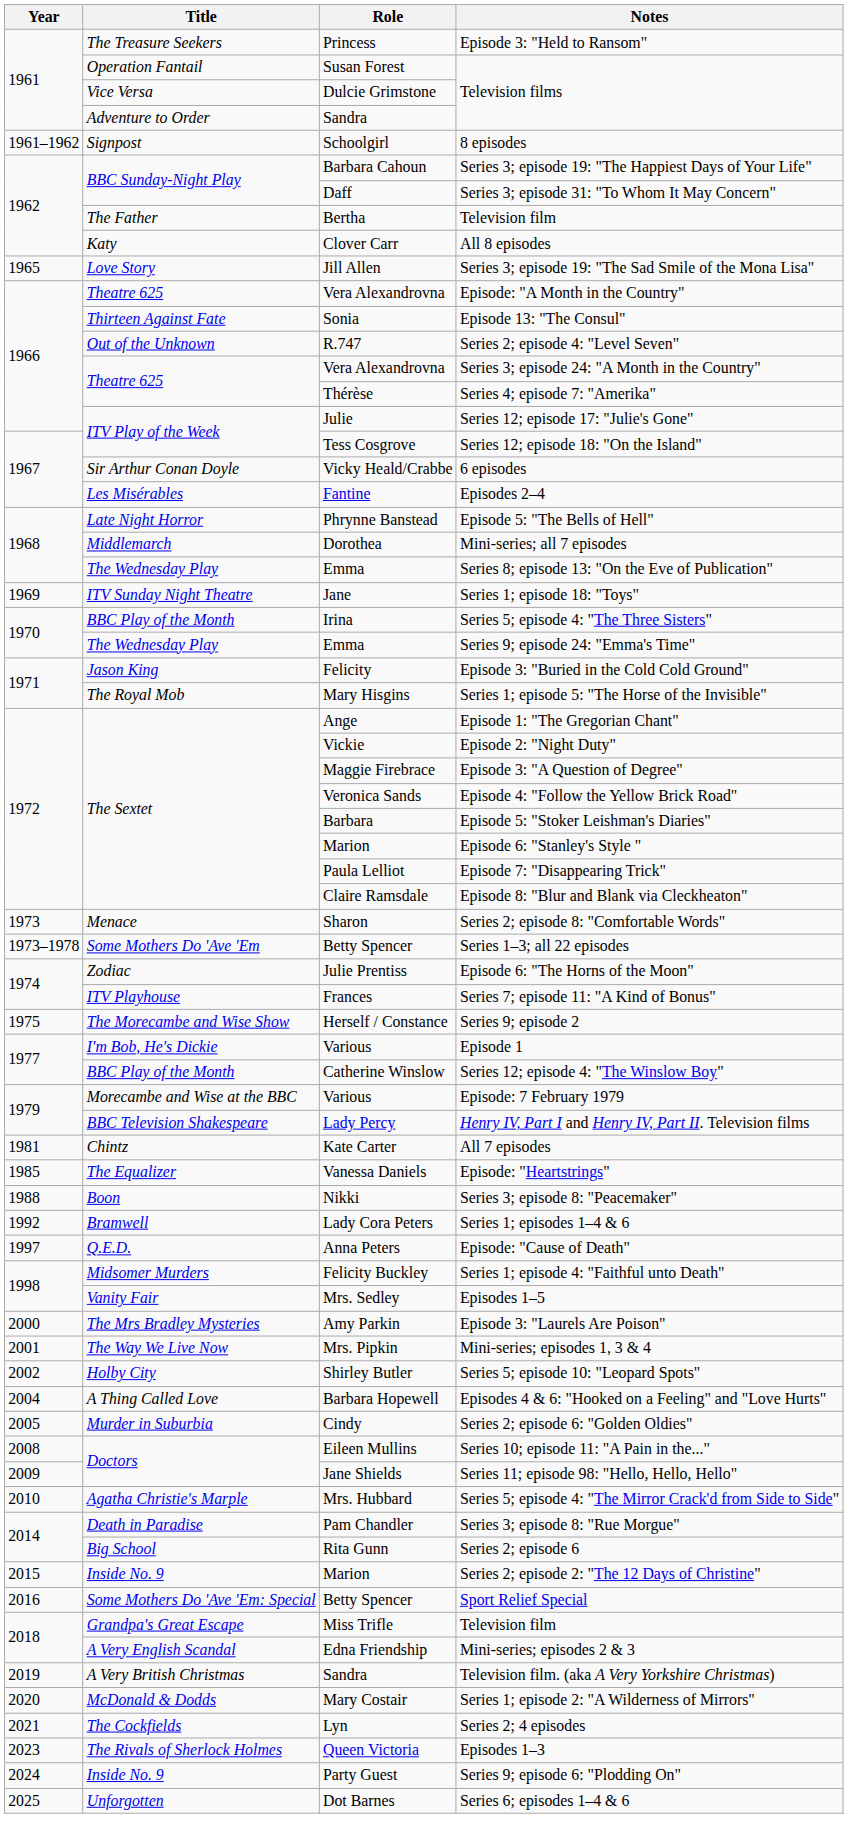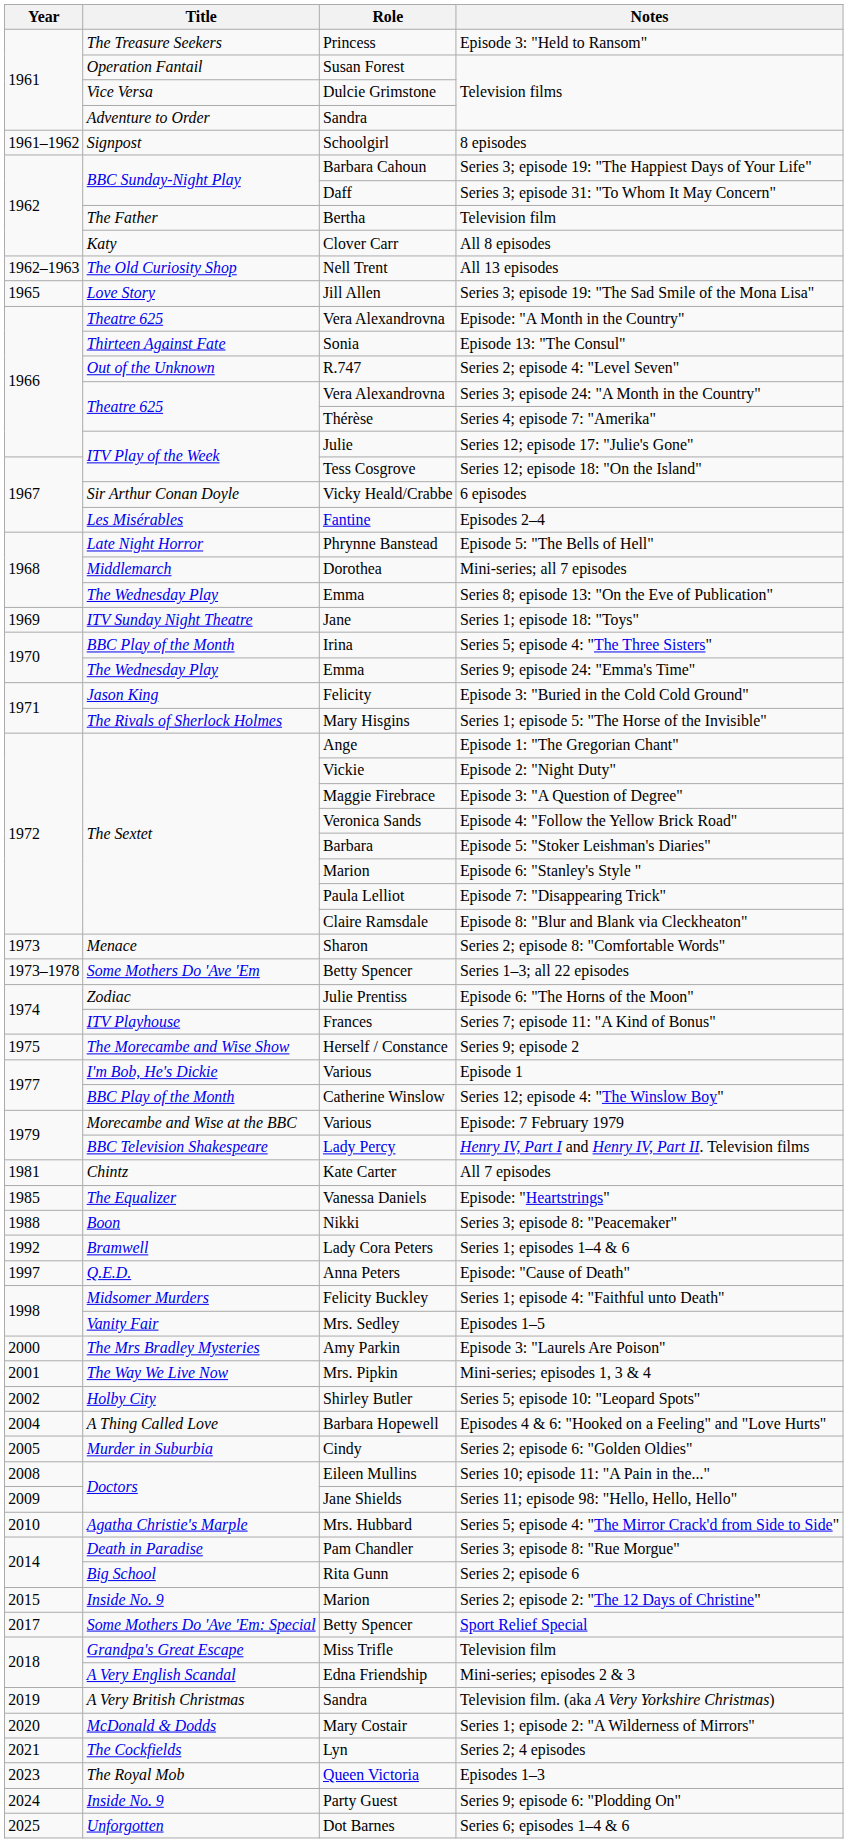+ row: (355, 268)
(136, 695) The Royal Mob -> (184, 720) The Rivals of Sherlock Holmes
(24, 1599) 2016 -> (24, 1624) 2017
(184, 1750) The Rivals of Sherlock Holmes -> (136, 1775) The Royal Mob
